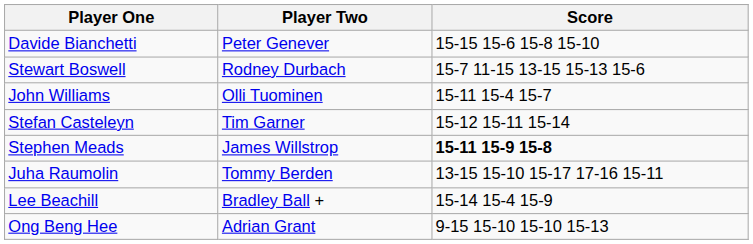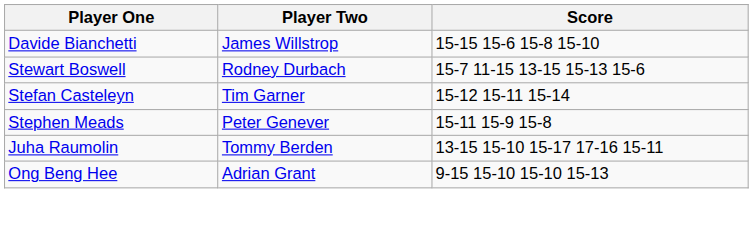(276, 43) Peter Genever -> (280, 43) James Willstrop
- row: (59, 95)
(280, 148) James Willstrop -> (276, 122) Peter Genever
(494, 148) bold -> (494, 122) normal
- row: (53, 200)
